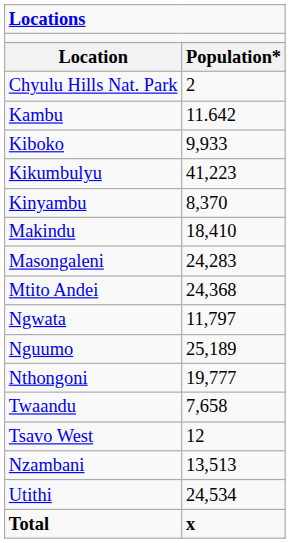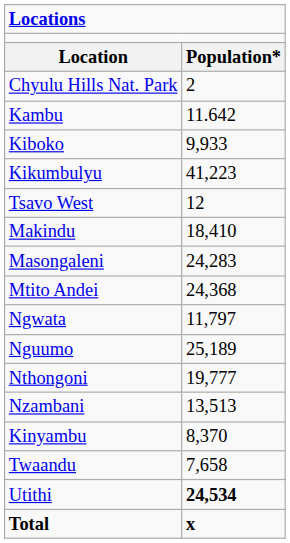rows swapped: (48, 202) <-> (51, 436)
rows swapped: (47, 465) <-> (42, 406)
(211, 494) normal -> (211, 494) bold
